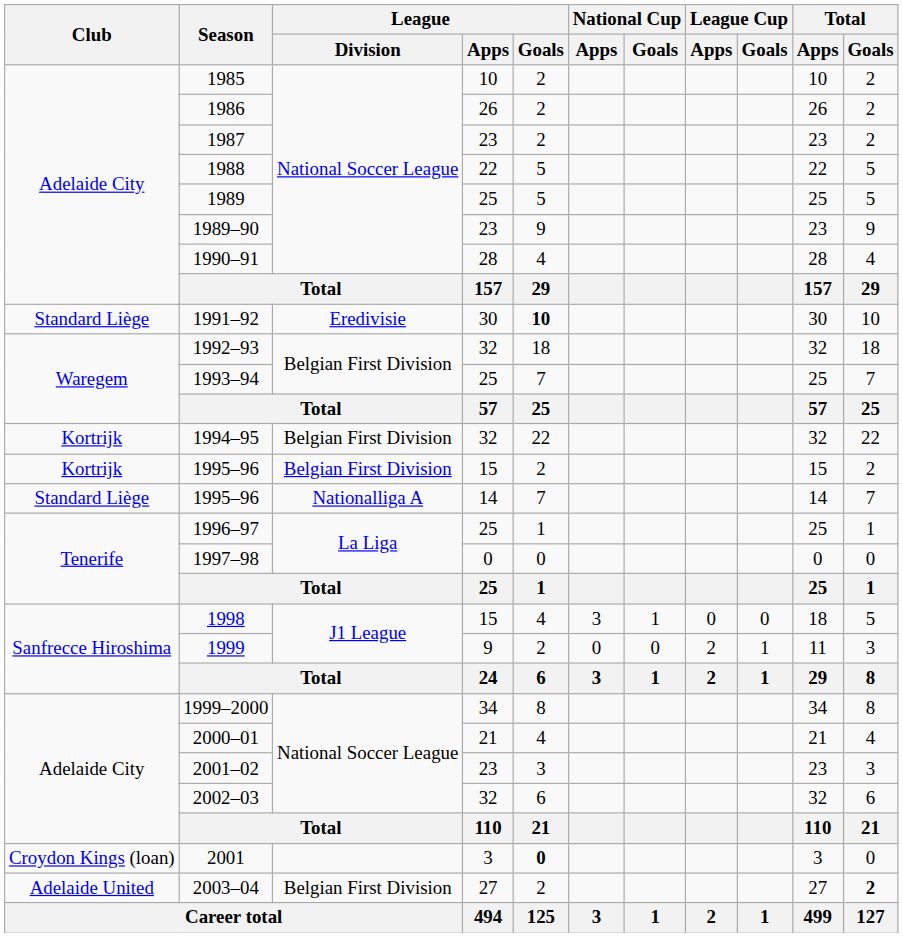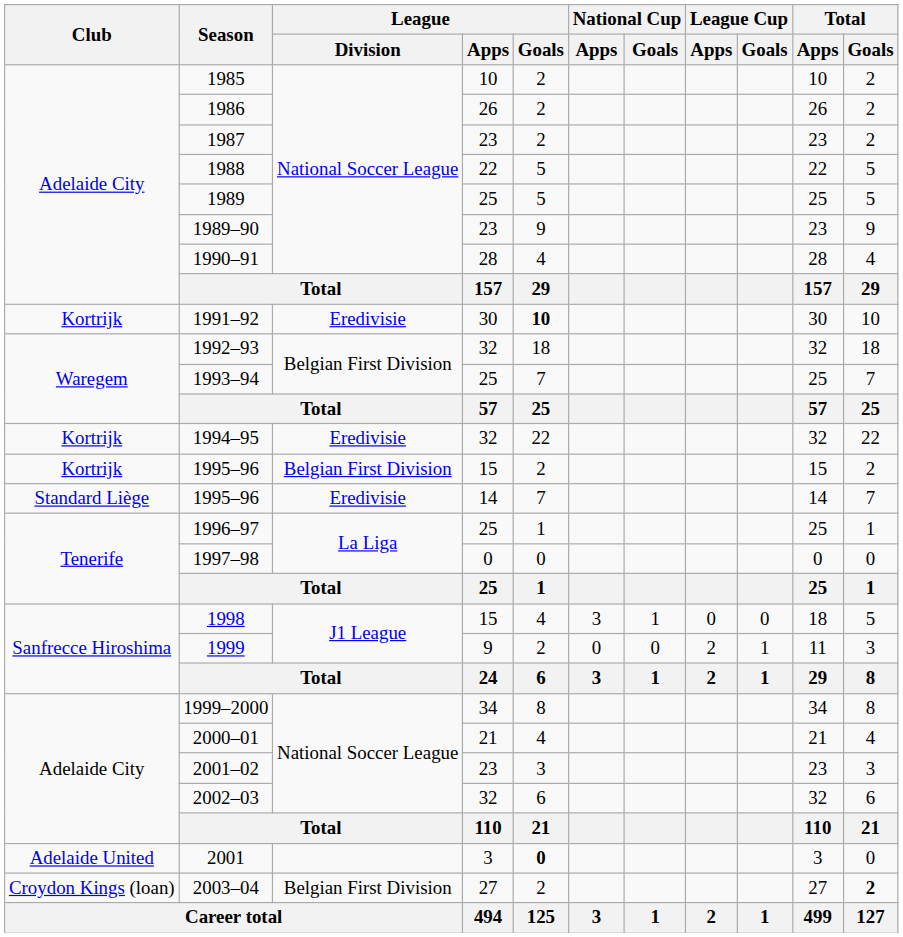(92, 318) Standard Liège -> (92, 318) Kortrijk
(368, 438) Belgian First Division -> (368, 438) Eredivisie
(368, 498) Nationalliga A -> (368, 498) Eredivisie
(92, 857) Croydon Kings (loan) -> (92, 857) Adelaide United
(92, 887) Adelaide United -> (92, 887) Croydon Kings (loan)
